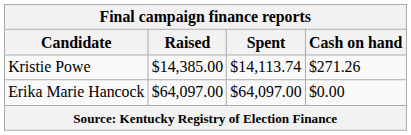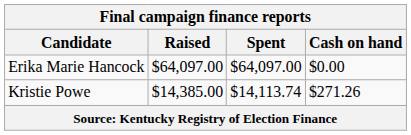rows swapped: (76, 92) <-> (49, 67)
